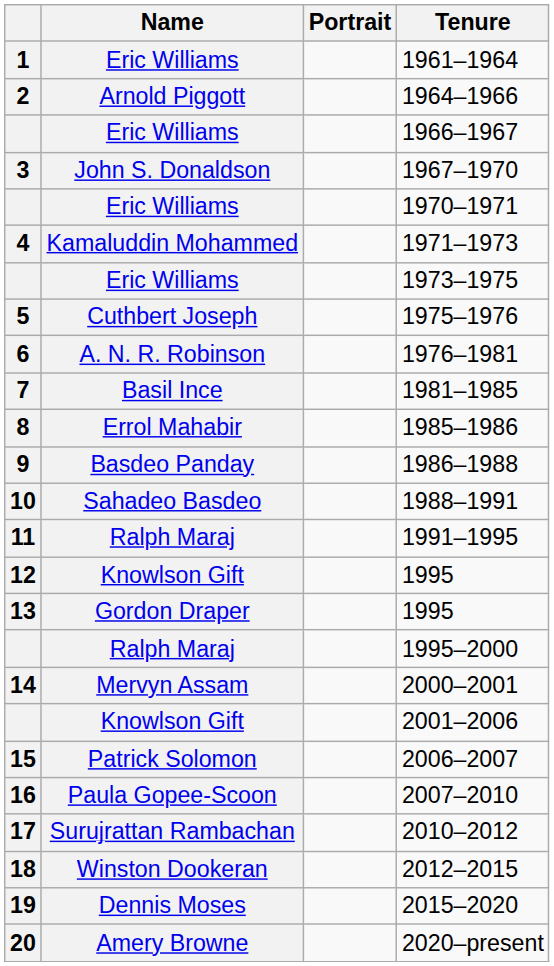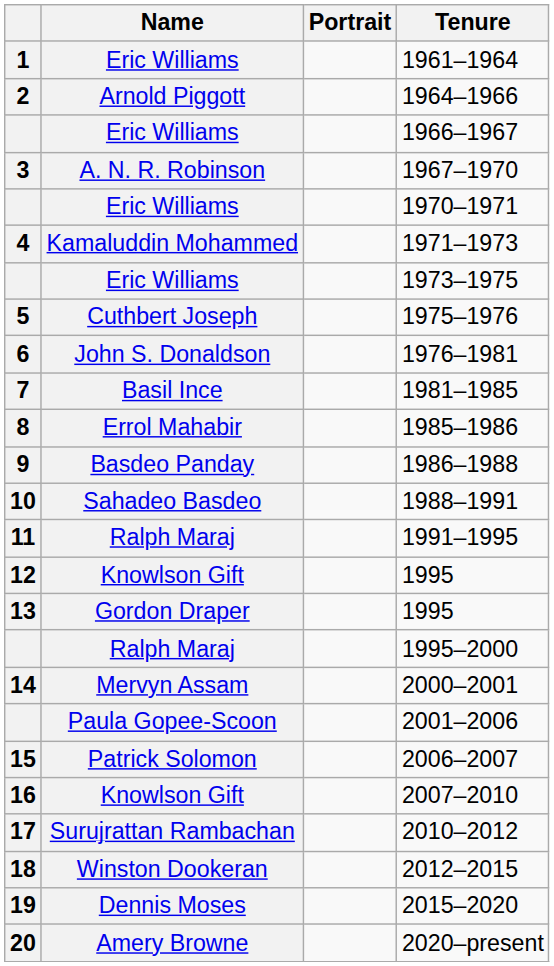(172, 170) John S. Donaldson -> (172, 170) A. N. R. Robinson
(172, 354) A. N. R. Robinson -> (172, 354) John S. Donaldson
(172, 721) Knowlson Gift -> (172, 721) Paula Gopee-Scoon
(172, 795) Paula Gopee-Scoon -> (172, 795) Knowlson Gift
